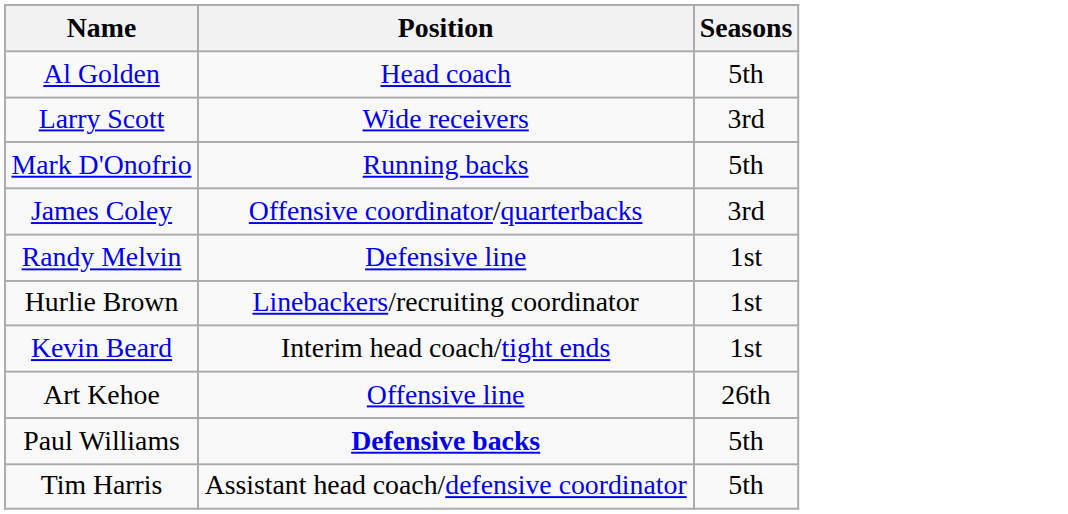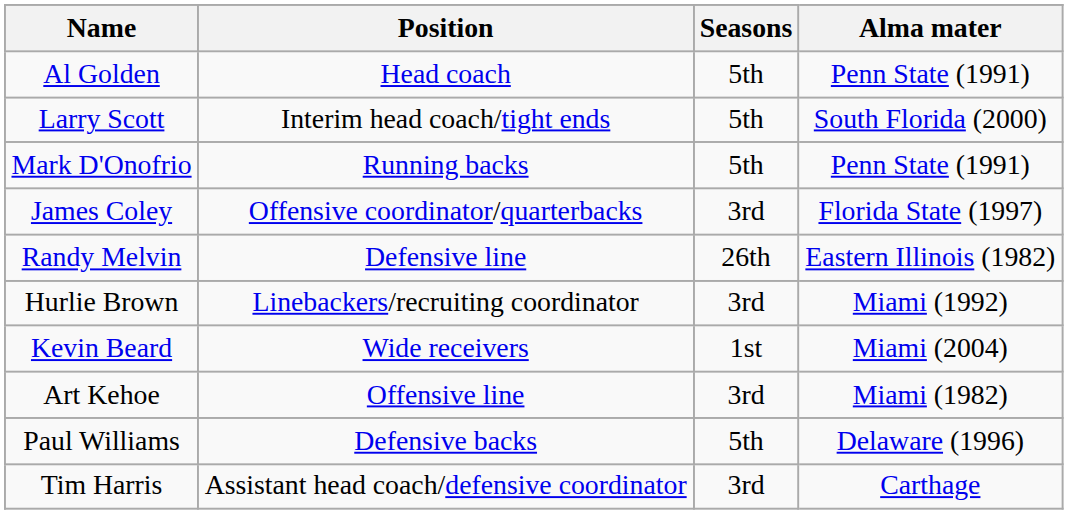+ column: (930, 27)
(446, 119) Wide receivers -> (446, 119) Interim head coach/tight ends
(746, 119) 3rd -> (746, 119) 5th
(746, 256) 1st -> (746, 256) 26th
(746, 302) 1st -> (746, 302) 3rd
(446, 348) Interim head coach/tight ends -> (446, 348) Wide receivers
(746, 394) 26th -> (746, 394) 3rd
(446, 440) bold -> (446, 440) normal
(746, 486) 5th -> (746, 486) 3rd
